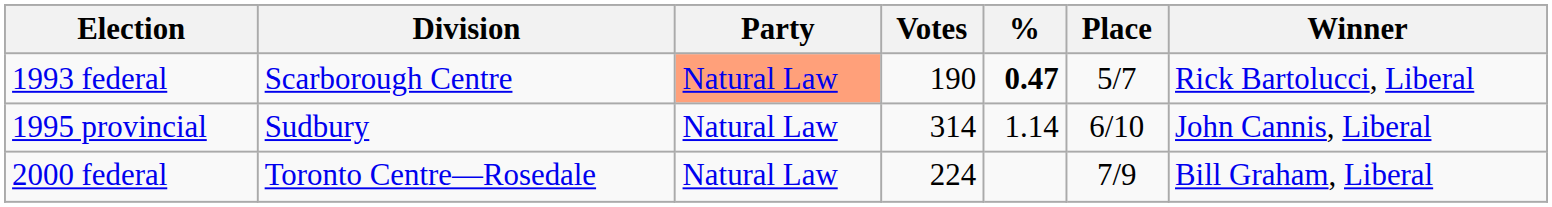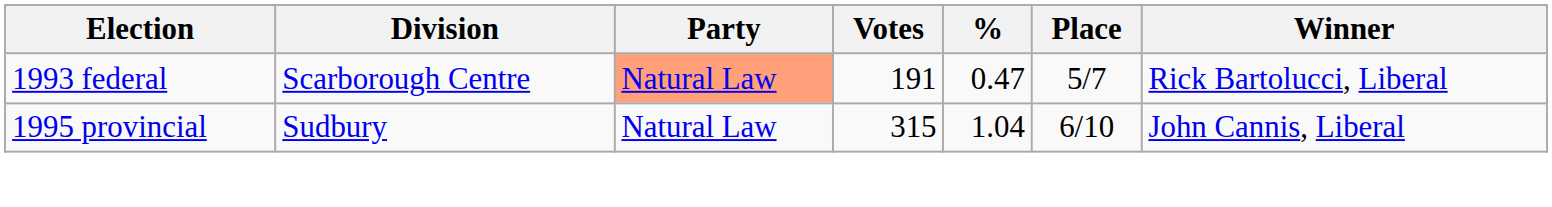(953, 77) 190 -> (913, 77) 191
(1032, 77) bold -> (998, 77) normal
(953, 126) 314 -> (913, 126) 315
(1032, 126) 1.14 -> (998, 126) 1.04
- row: (90, 175)
